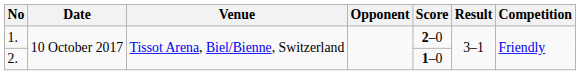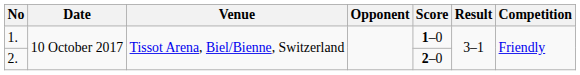(432, 37) 2–0 -> (432, 37) 1–0
(432, 59) 1–0 -> (432, 59) 2–0
